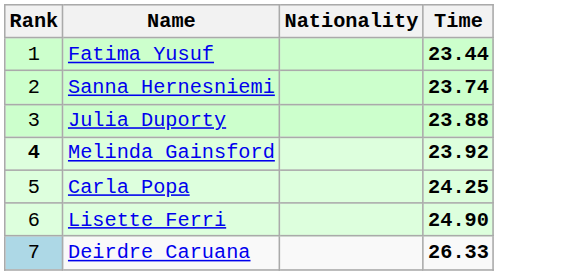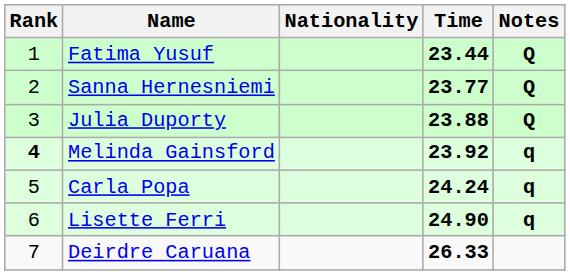+ column: (529, 21)
(458, 87) 23.74 -> (458, 87) 23.77
(458, 187) 24.25 -> (458, 187) 24.24
(34, 253) lightblue background -> (34, 253) no background
